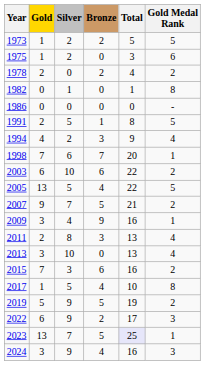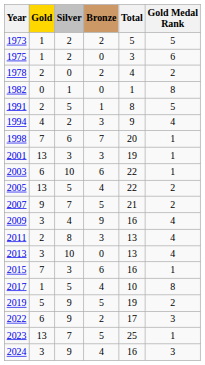- row: (17, 106)
+ row: (17, 155)
(173, 172) 2 -> (173, 172) 1
(173, 188) 5 -> (173, 188) 2
(173, 221) 1 -> (173, 221) 4
(173, 270) 2 -> (173, 270) 1
(132, 336) lavender background -> (132, 336) no background
